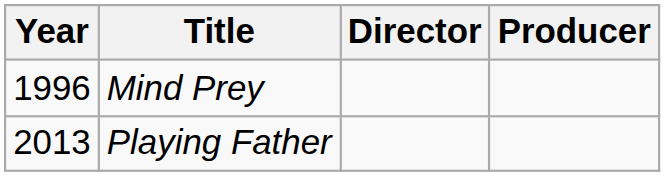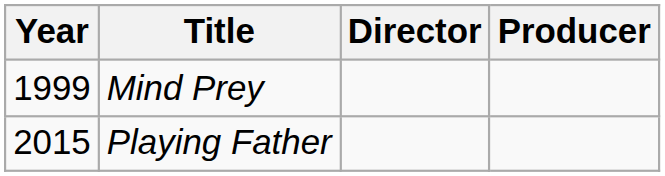(52, 87) 1996 -> (52, 87) 1999
(52, 142) 2013 -> (52, 142) 2015
